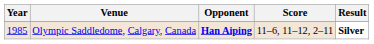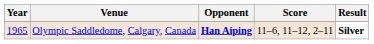(17, 30) 1985 -> (17, 30) 1965
